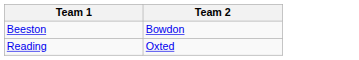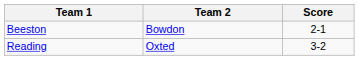+ column: (318, 13)
